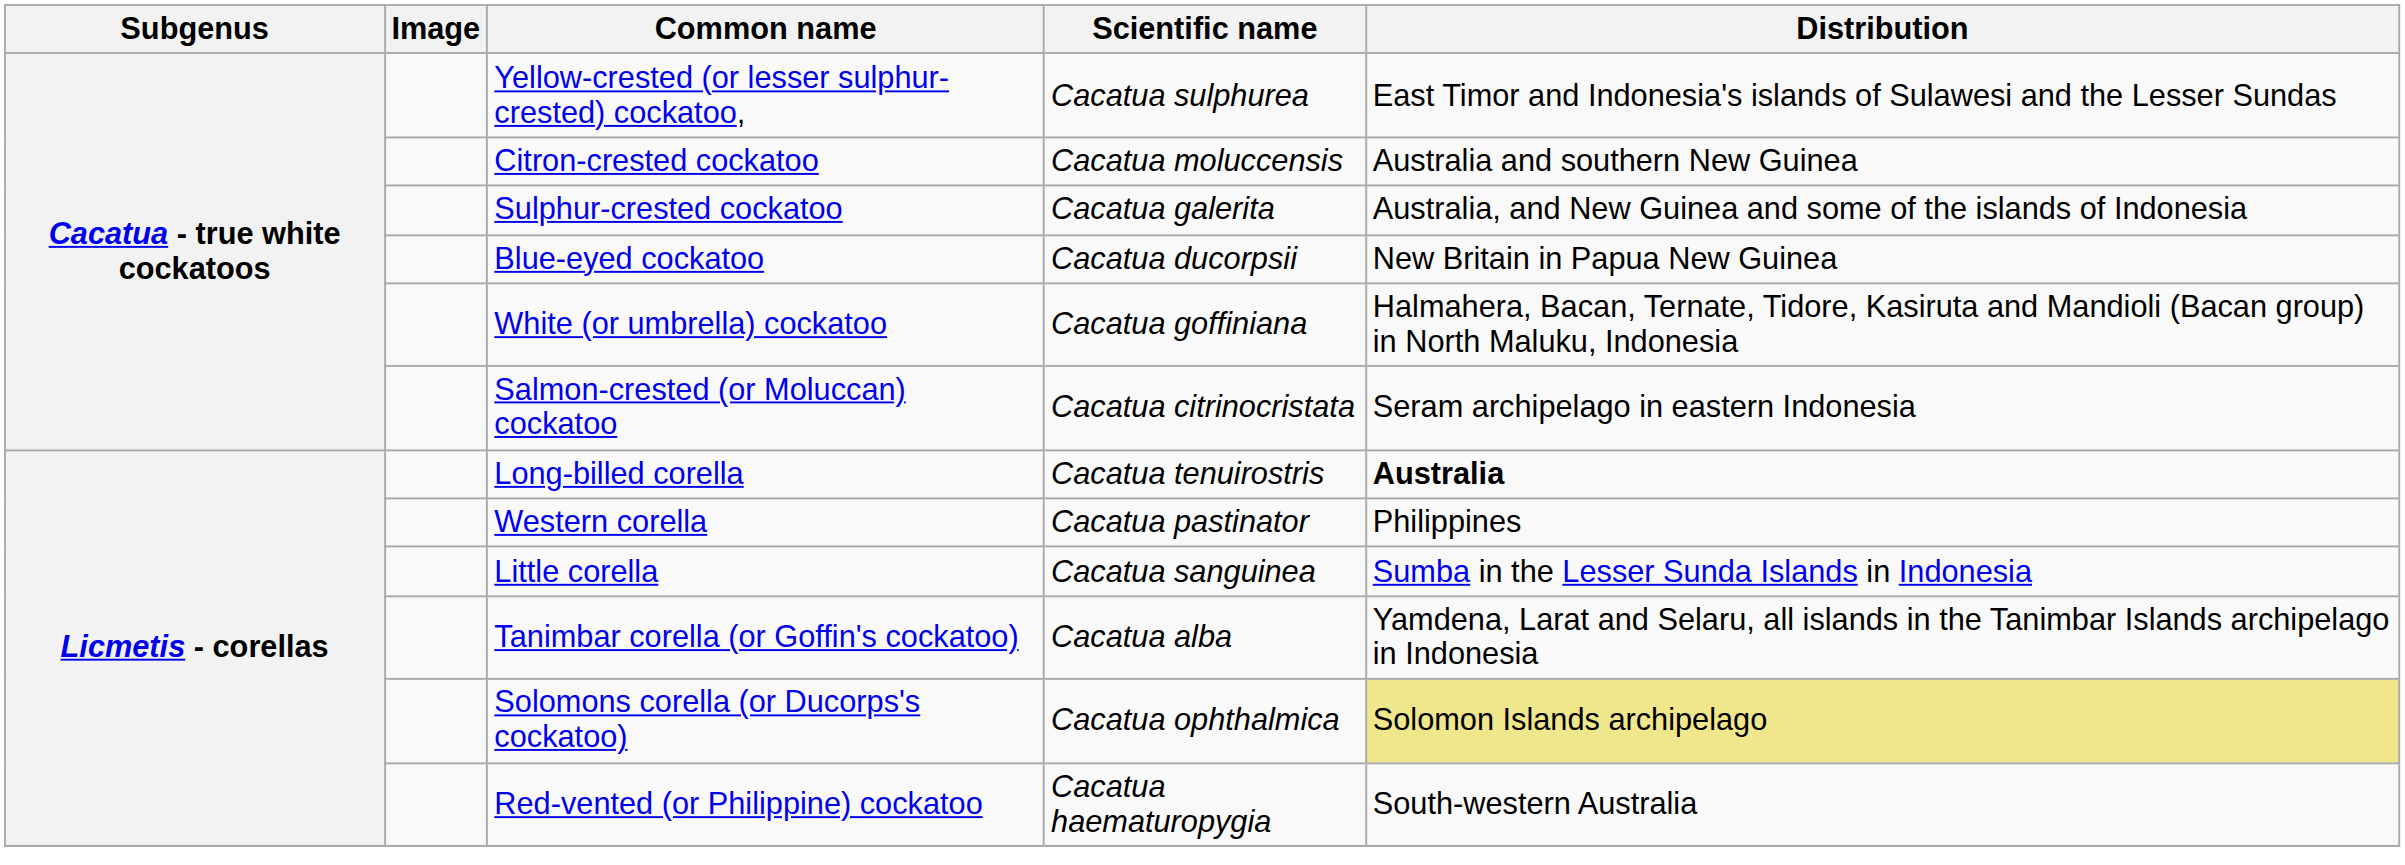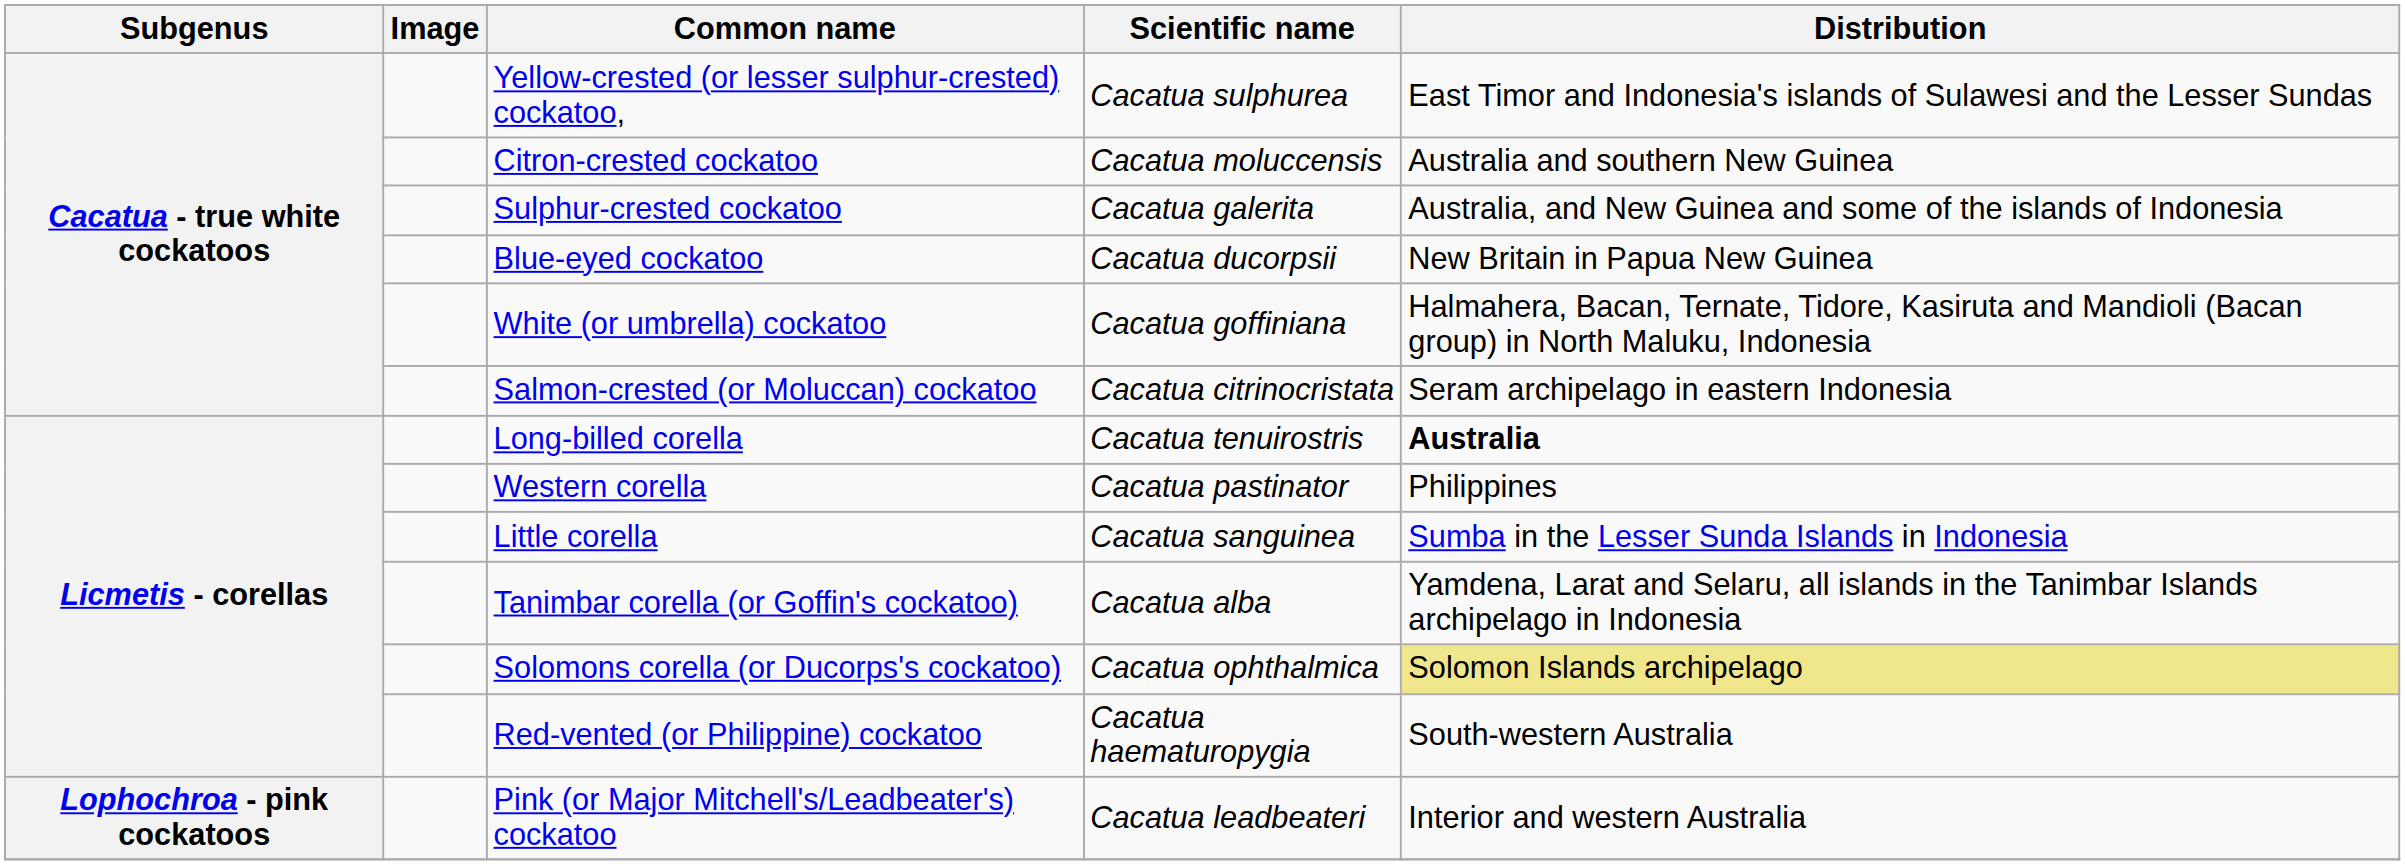+ row: (754, 817)
